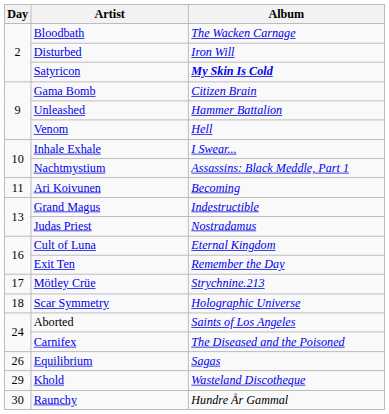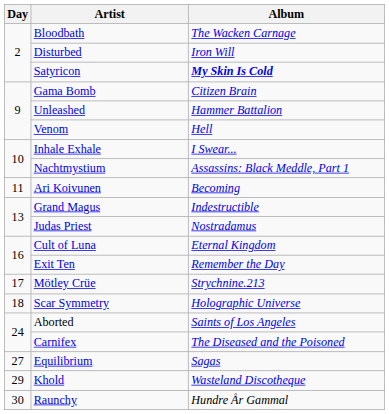(18, 361) 26 -> (18, 361) 27
